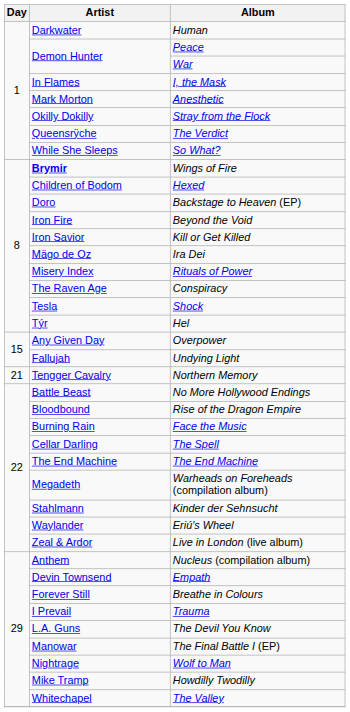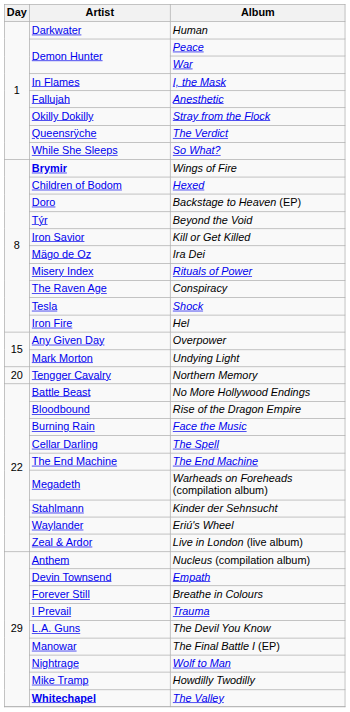(62, 99) Mark Morton -> (51, 99) Fallujah
(52, 220) Iron Fire -> (40, 220) Týr
(40, 323) Týr -> (52, 323) Iron Fire
(51, 358) Fallujah -> (62, 358) Mark Morton
(17, 375) 21 -> (17, 375) 20
(62, 698) normal -> (64, 698) bold
